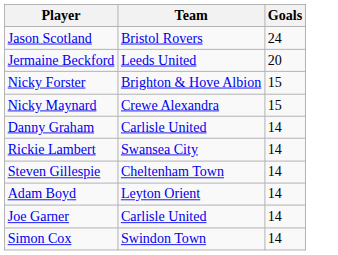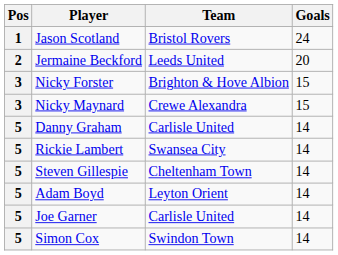+ column: (18, 15)
